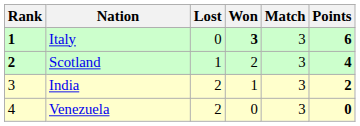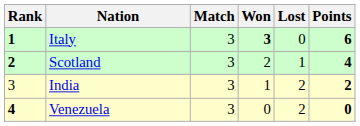columns swapped: (285, 16) <-> (208, 16)
(12, 109) normal -> (12, 109) bold
